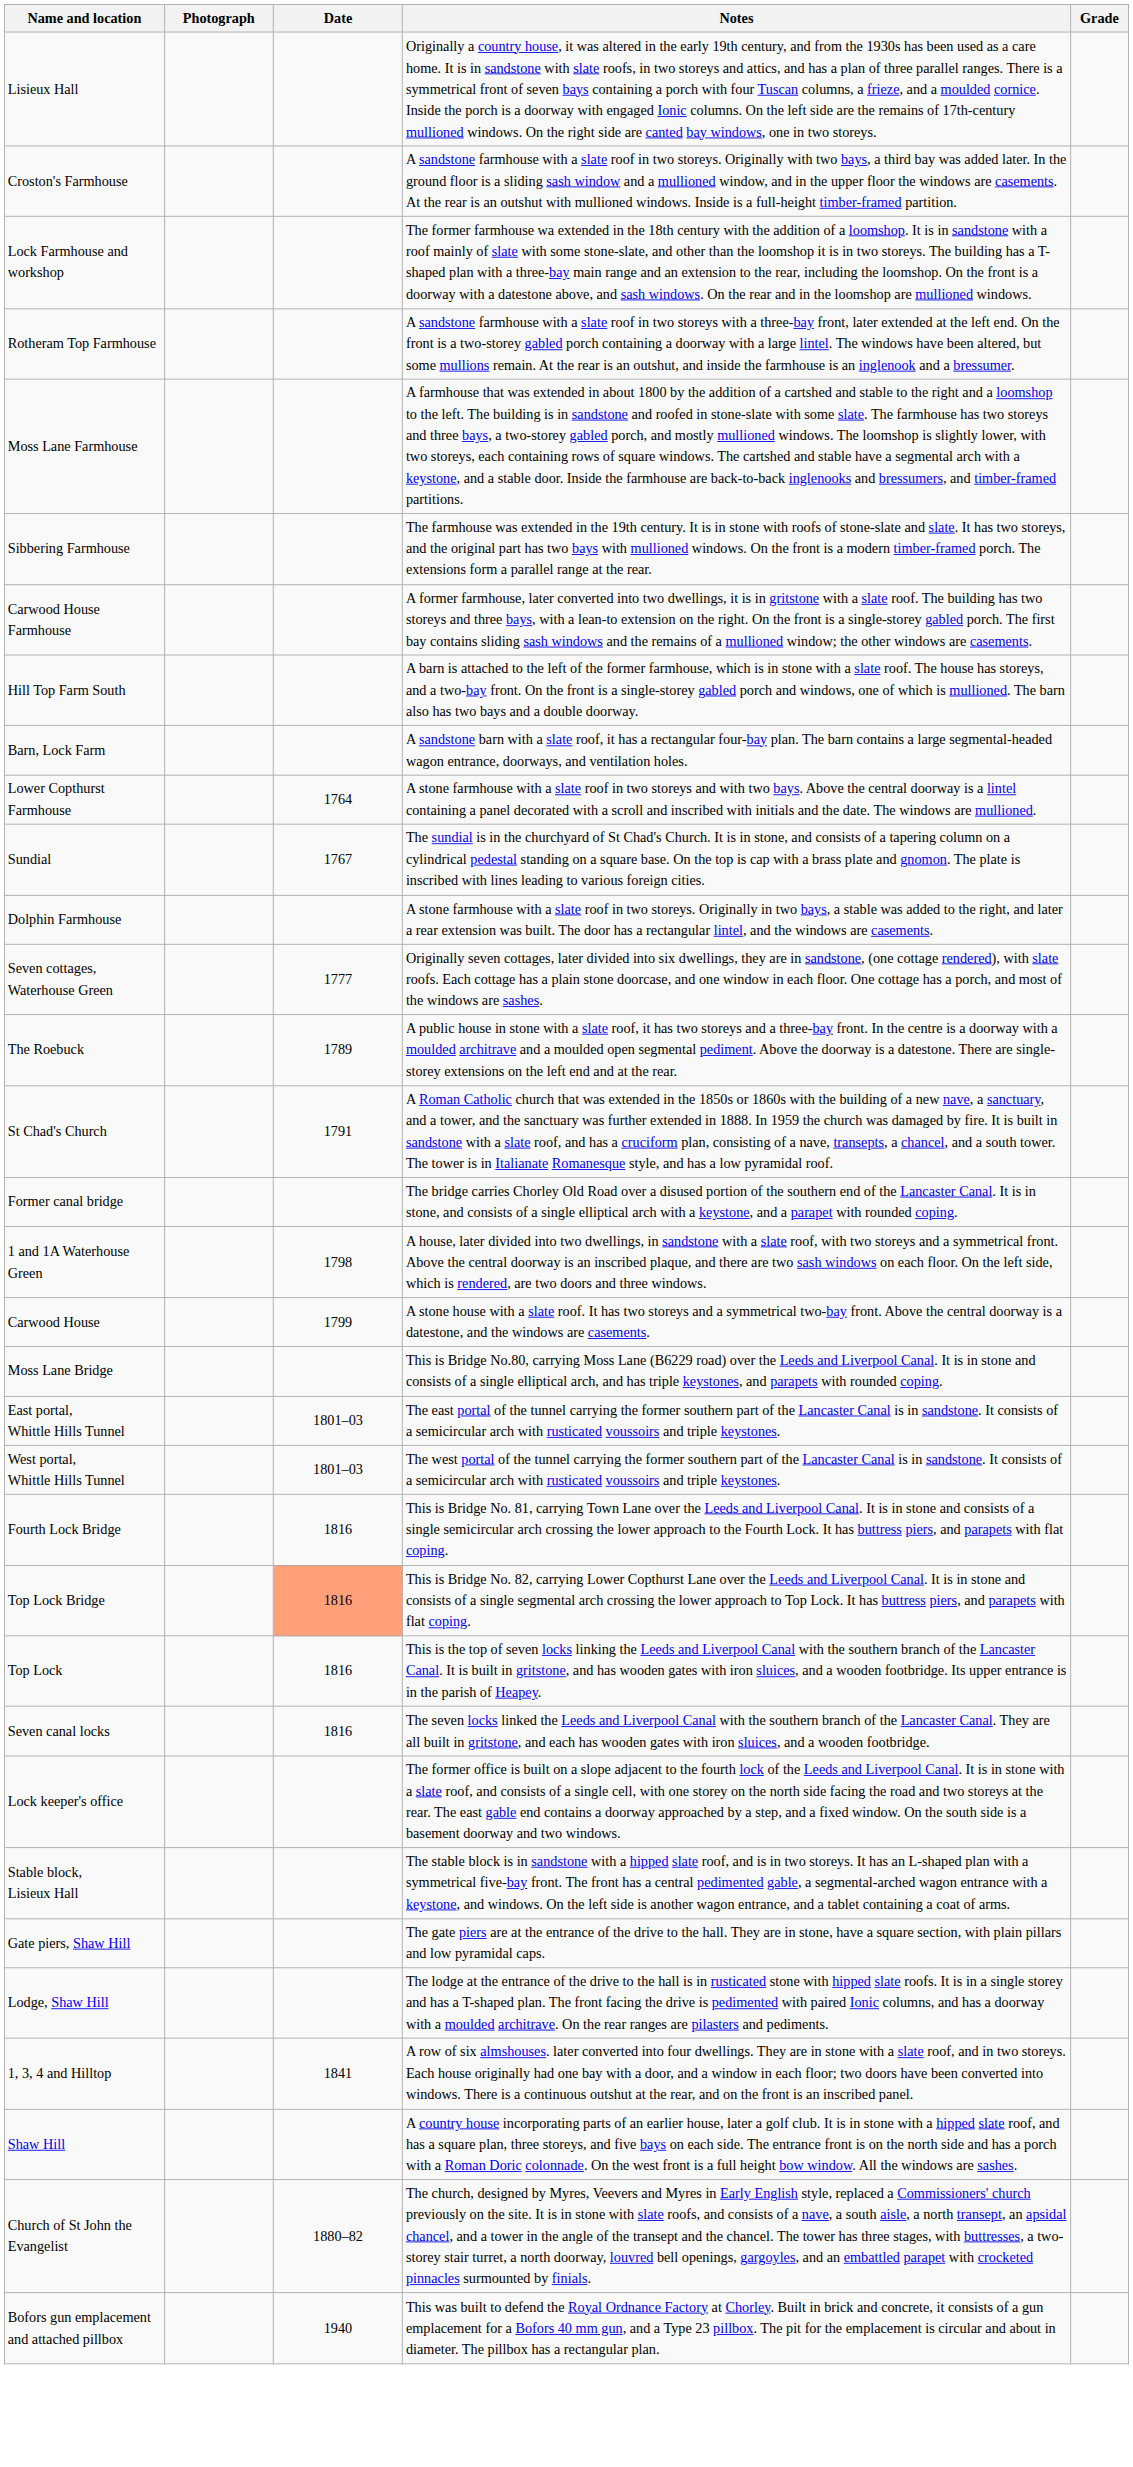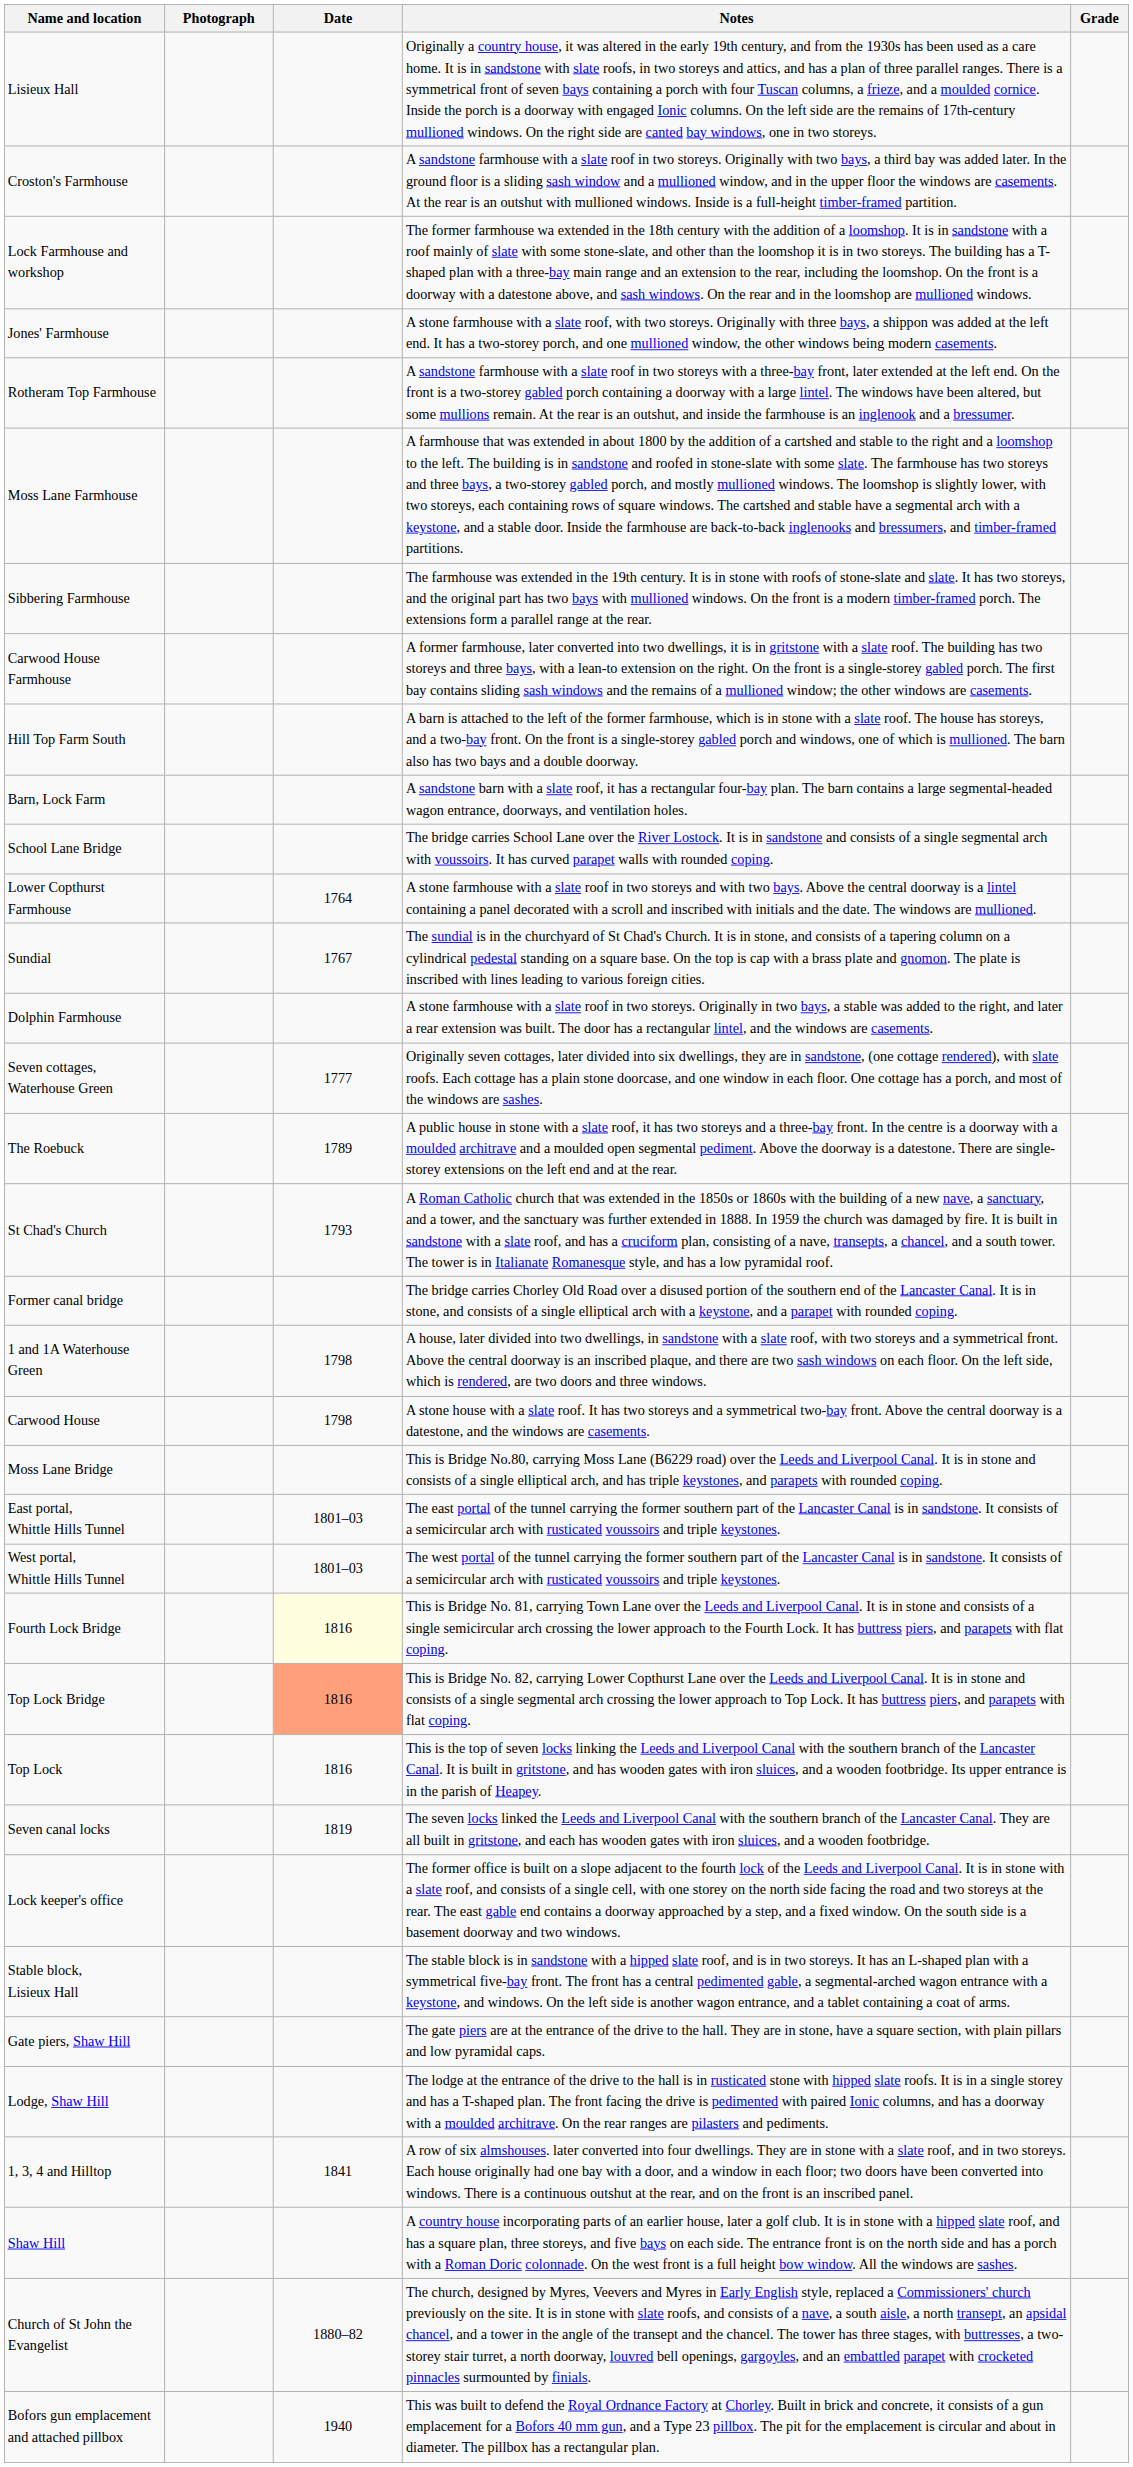+ row: (58, 333)
+ row: (65, 848)
(338, 1131) 1791 -> (338, 1230) 1793
(338, 1322) 1799 -> (338, 1420) 1798
(338, 1529) no background -> (338, 1628) lightyellow background
(338, 1731) 1816 -> (338, 1829) 1819
